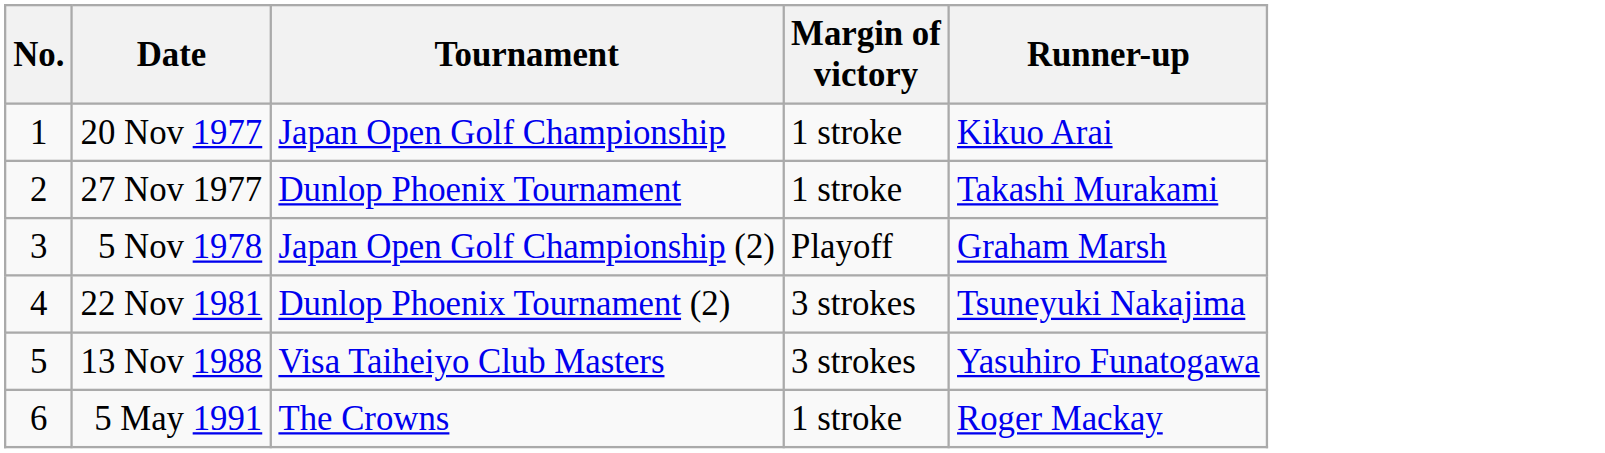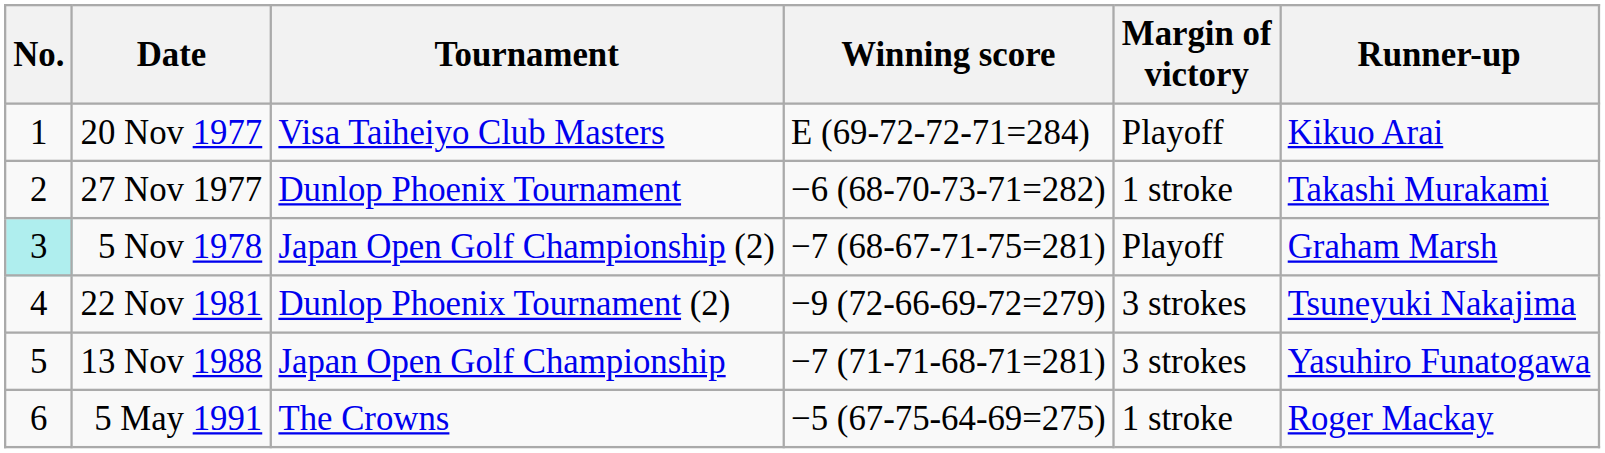+ column: (948, 53)
(502, 131) Japan Open Golf Championship -> (471, 131) Visa Taiheiyo Club Masters
(847, 131) 1 stroke -> (1173, 131) Playoff
(39, 246) no background -> (39, 246) paleturquoise background
(471, 361) Visa Taiheiyo Club Masters -> (502, 361) Japan Open Golf Championship
